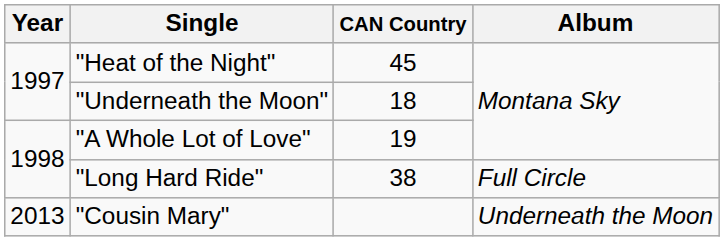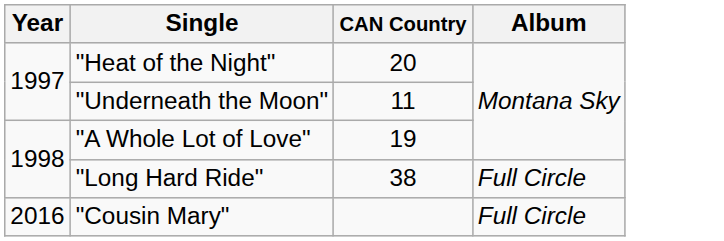(403, 62) 45 -> (403, 62) 20
(403, 100) 18 -> (403, 100) 11
(37, 216) 2013 -> (37, 216) 2016
(595, 216) Underneath the Moon -> (532, 216) Full Circle
